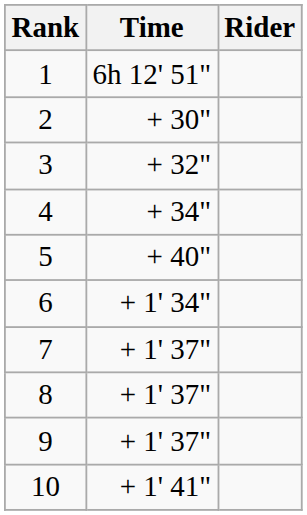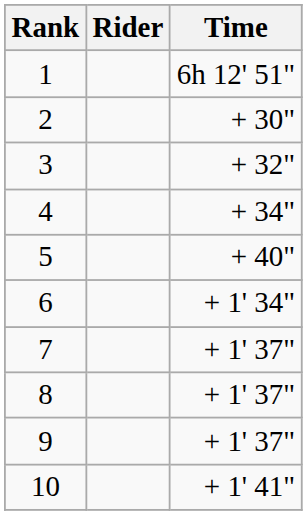columns swapped: (260, 27) <-> (152, 27)
